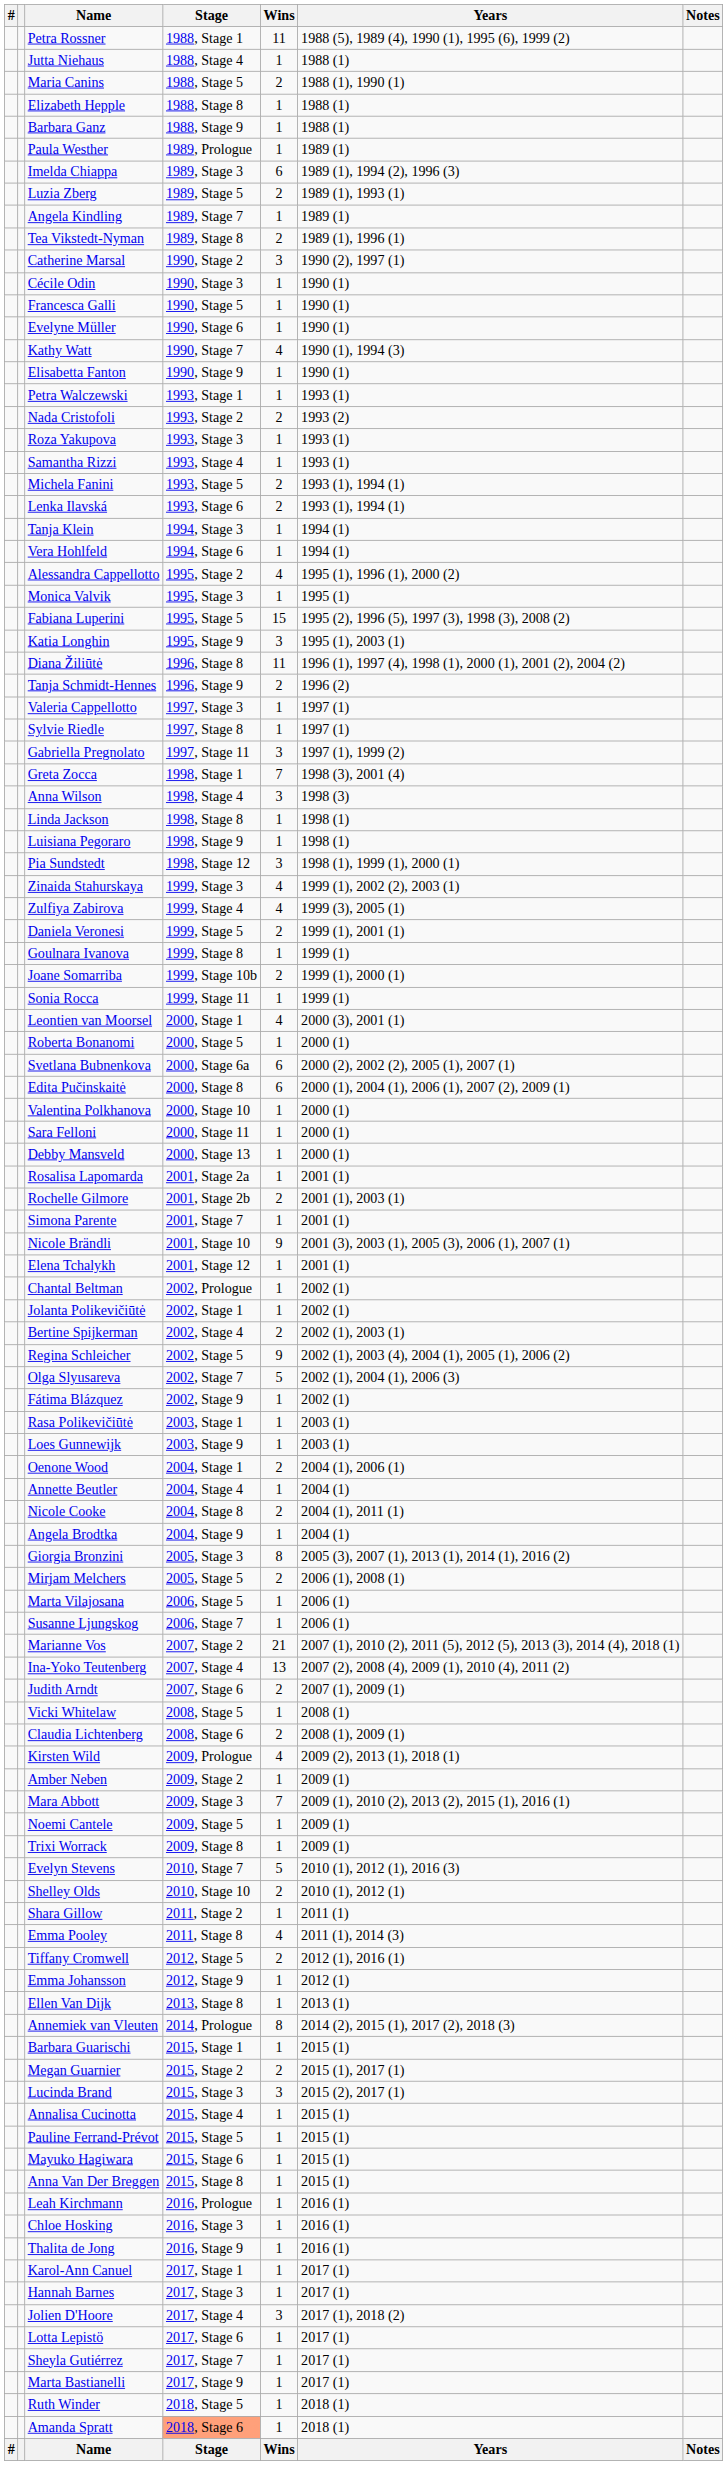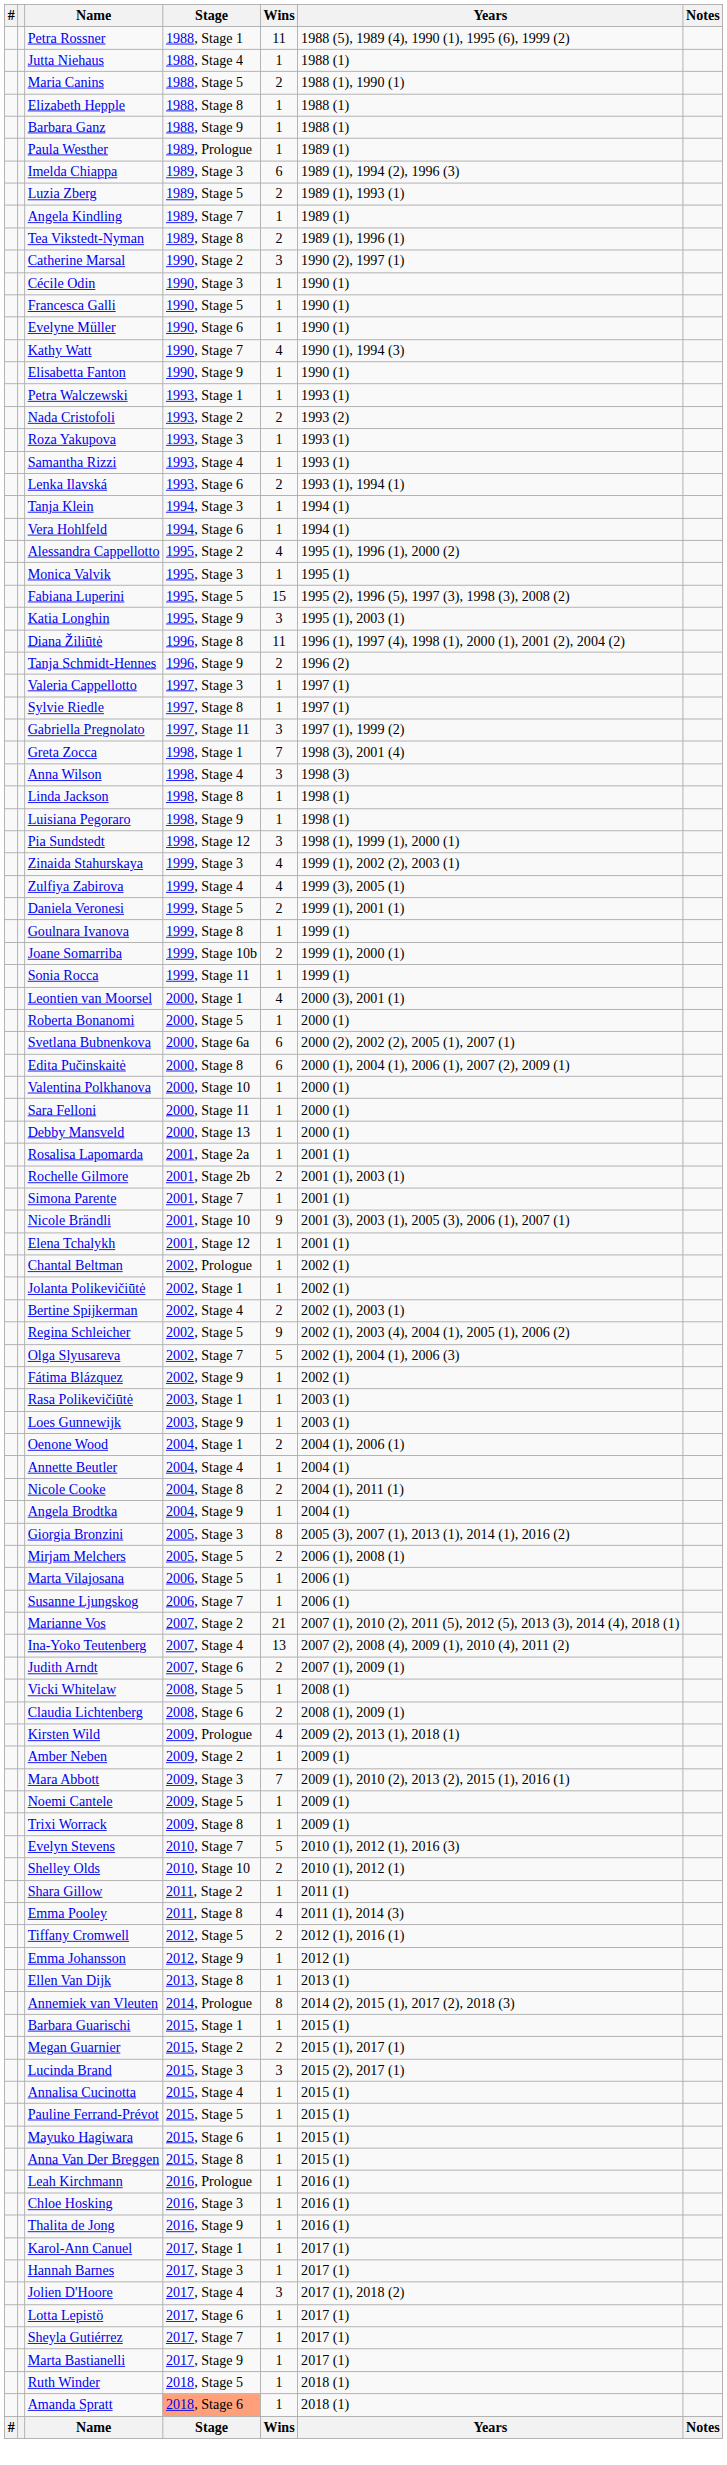- row: (71, 484)
